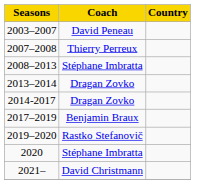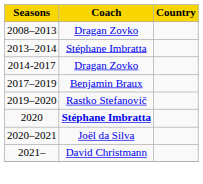- row: (32, 30)
- row: (32, 48)
(102, 65) Stéphane Imbratta -> (106, 30) Dragan Zovko
(102, 83) Dragan Zovko -> (106, 48) Stéphane Imbratta
(102, 153) normal -> (106, 118) bold
+ row: (32, 135)
